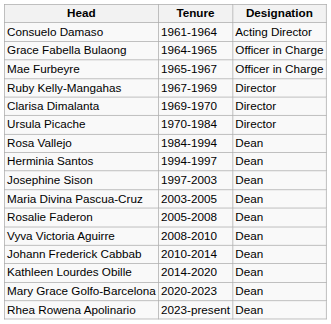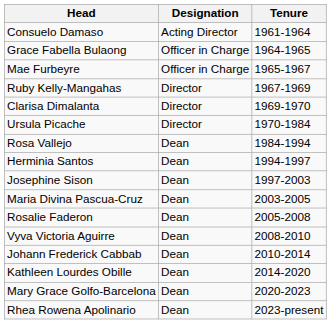columns swapped: (279, 13) <-> (196, 13)
